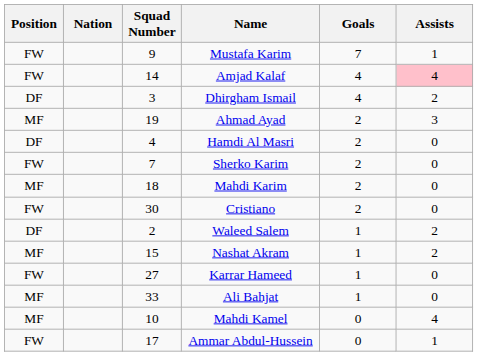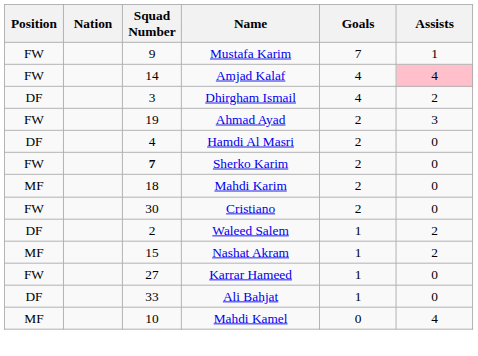(34, 119) MF -> (34, 119) FW
(152, 163) normal -> (152, 163) bold
(34, 296) MF -> (34, 296) DF
- row: (251, 340)
